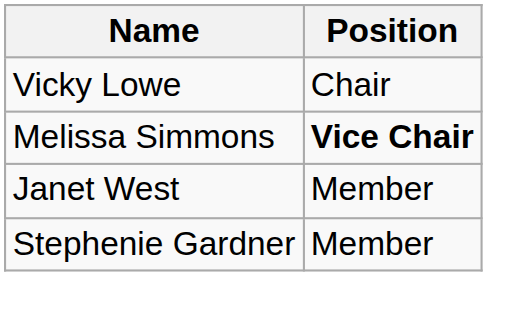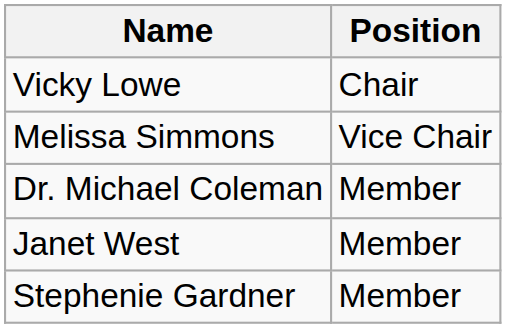(392, 137) bold -> (415, 137) normal
+ row: (168, 190)
